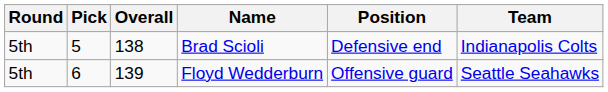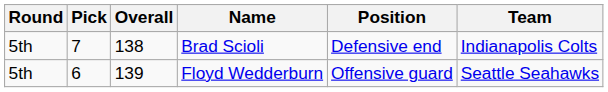(76, 45) 5 -> (76, 45) 7
